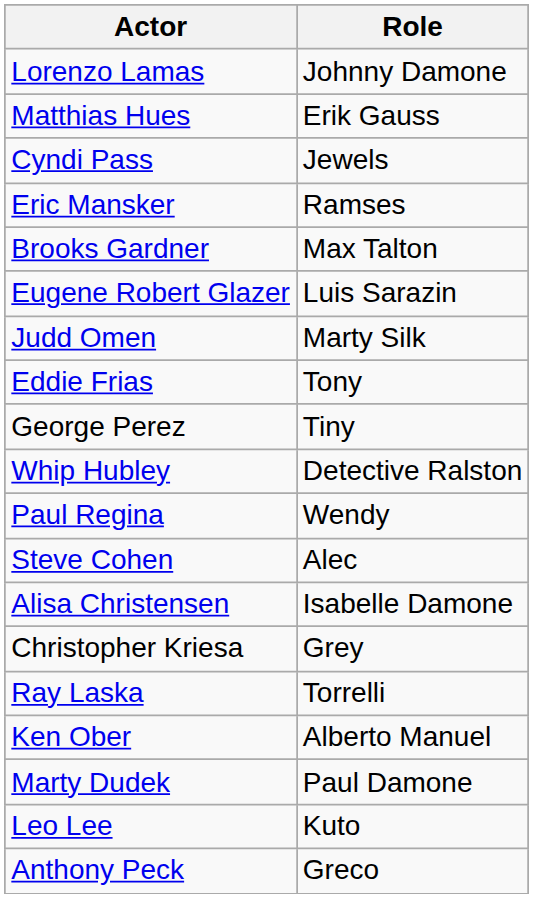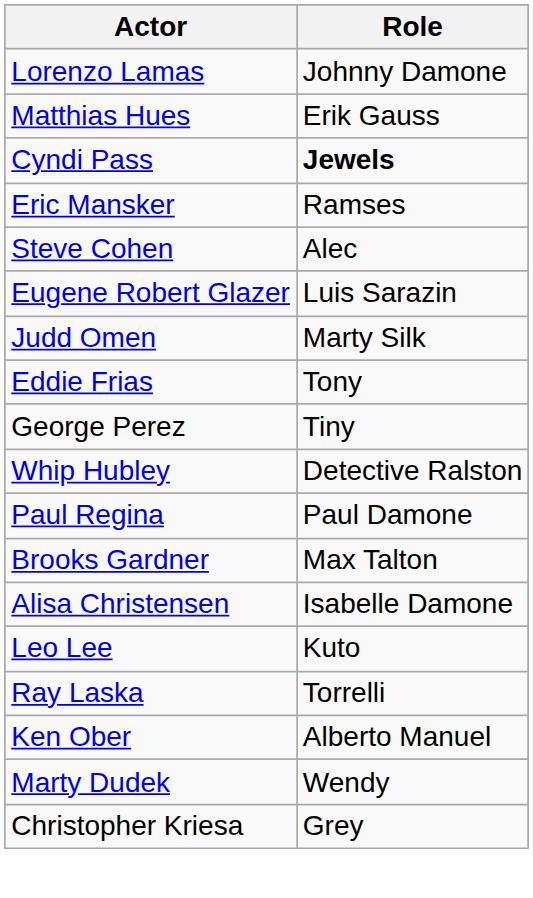(346, 159) normal -> (349, 159) bold
rows swapped: (110, 248) <-> (92, 559)
(346, 515) Wendy -> (388, 515) Paul Damone
rows swapped: (62, 826) <-> (127, 648)
(388, 781) Paul Damone -> (346, 781) Wendy
- row: (98, 870)
